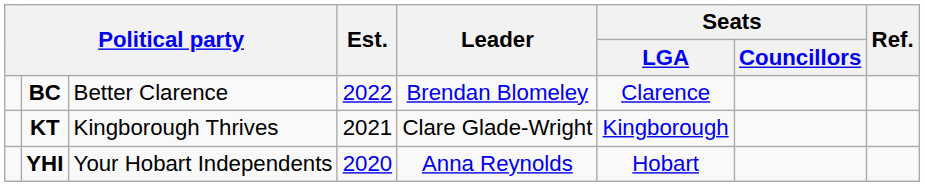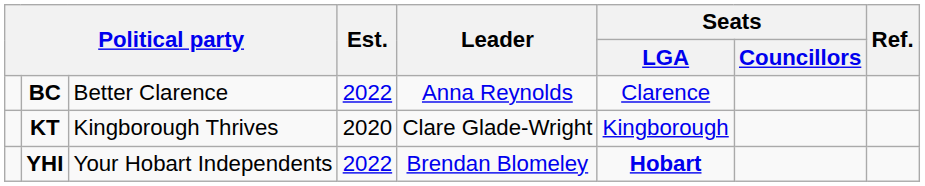(497, 92) Brendan Blomeley -> (497, 92) Anna Reynolds
(367, 127) 2021 -> (367, 127) 2020
(367, 163) 2020 -> (367, 163) 2022
(497, 163) Anna Reynolds -> (497, 163) Brendan Blomeley
(666, 163) normal -> (666, 163) bold
